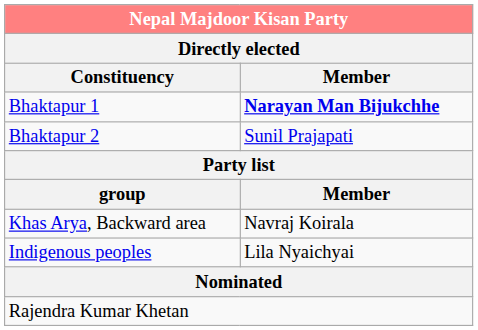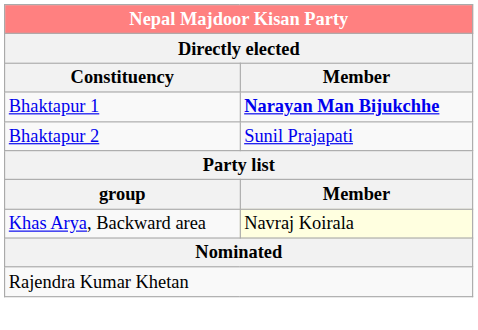(299, 223) no background -> (299, 223) lightyellow background
- row: (80, 252)
